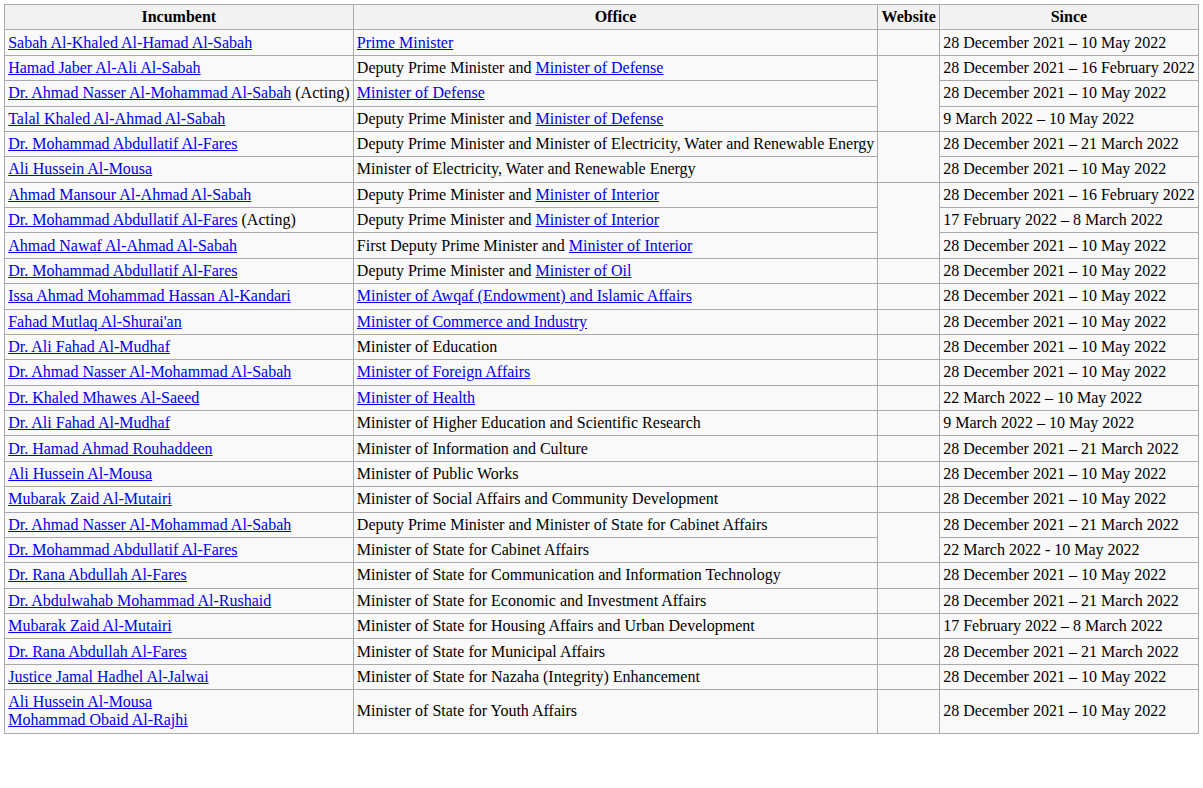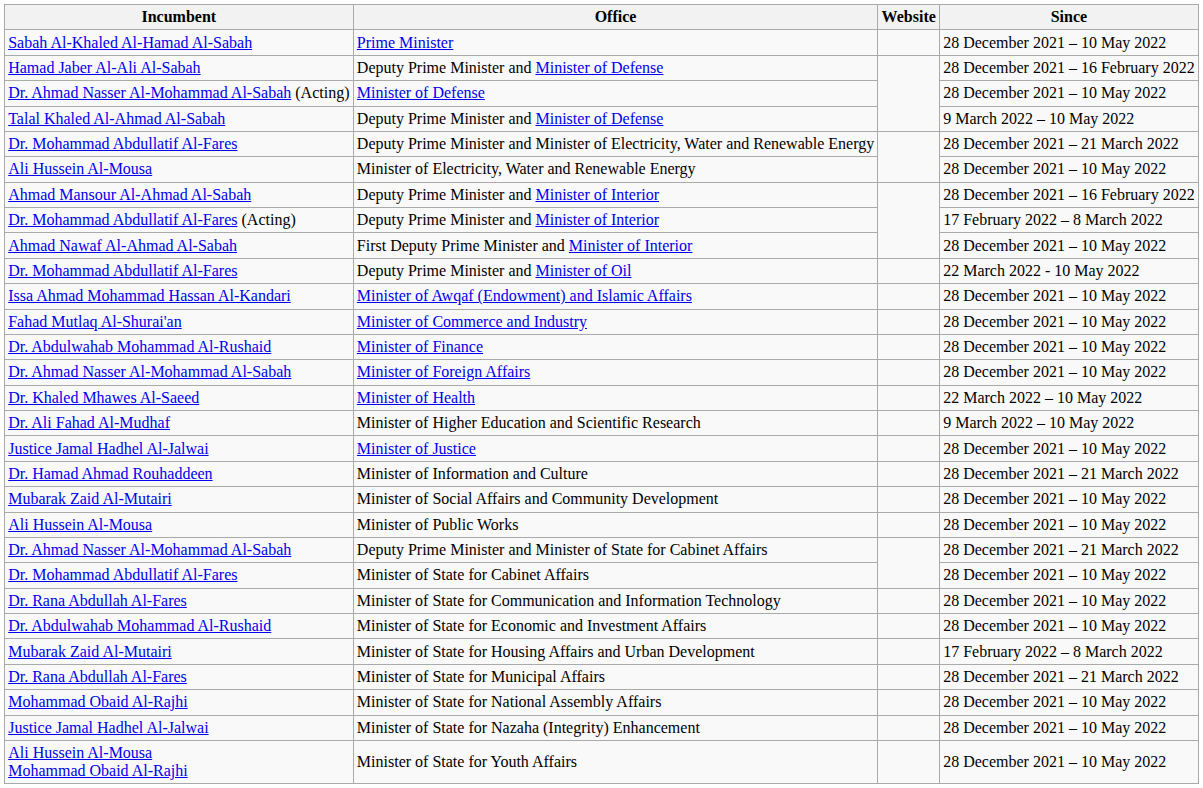(1055, 270) 28 December 2021 – 10 May 2022 -> (1041, 270) 22 March 2022 - 10 May 2022
- row: (89, 347)
+ row: (140, 347)
+ row: (108, 448)
rows swapped: (80, 473) <-> (90, 499)
(1041, 550) 22 March 2022 - 10 May 2022 -> (1055, 575) 28 December 2021 – 10 May 2022
(1061, 600) 28 December 2021 – 21 March 2022 -> (1055, 626) 28 December 2021 – 10 May 2022
+ row: (98, 702)
